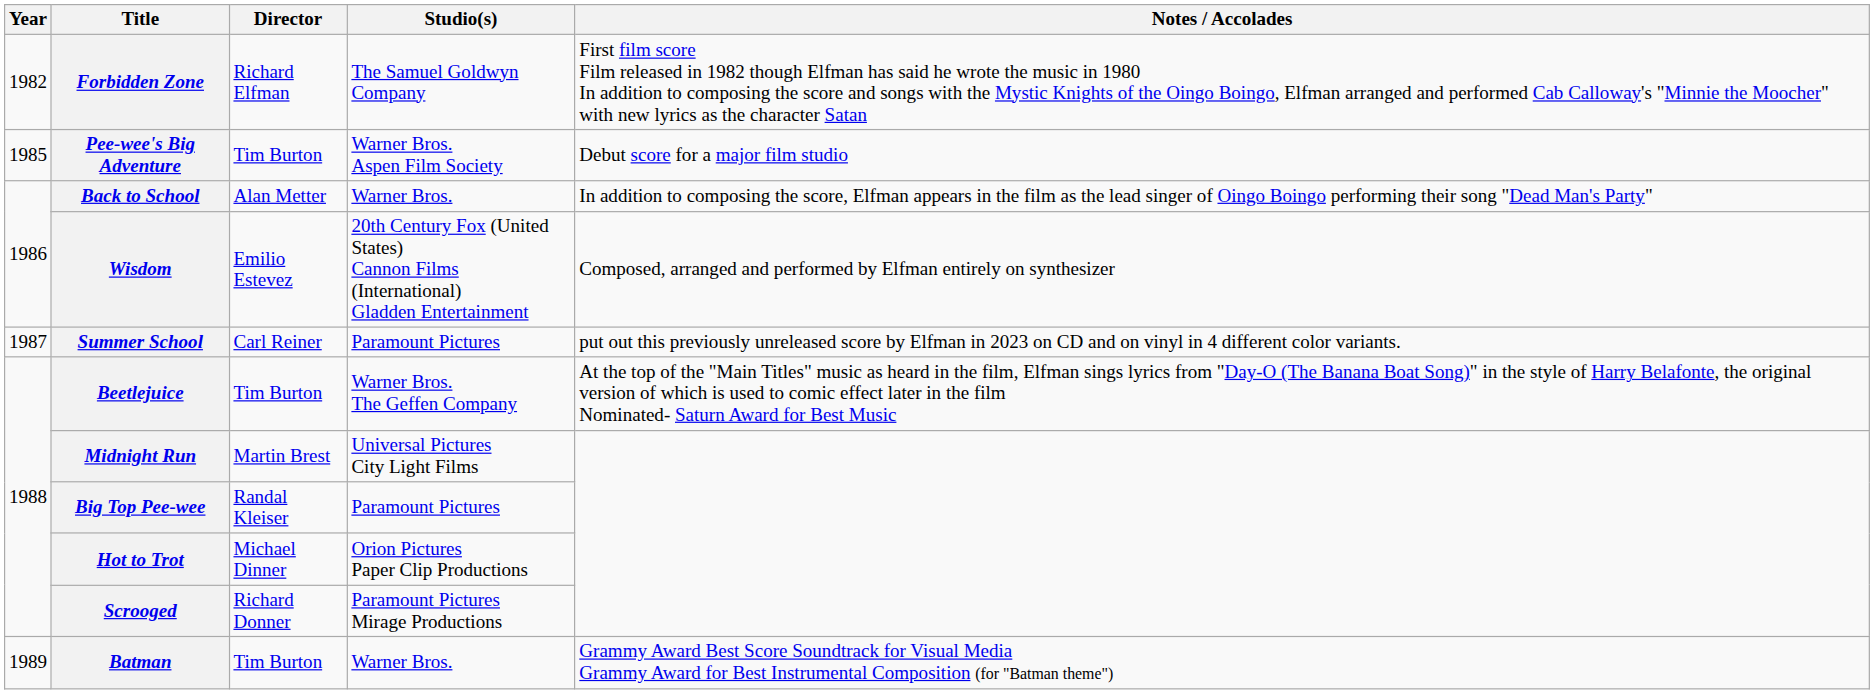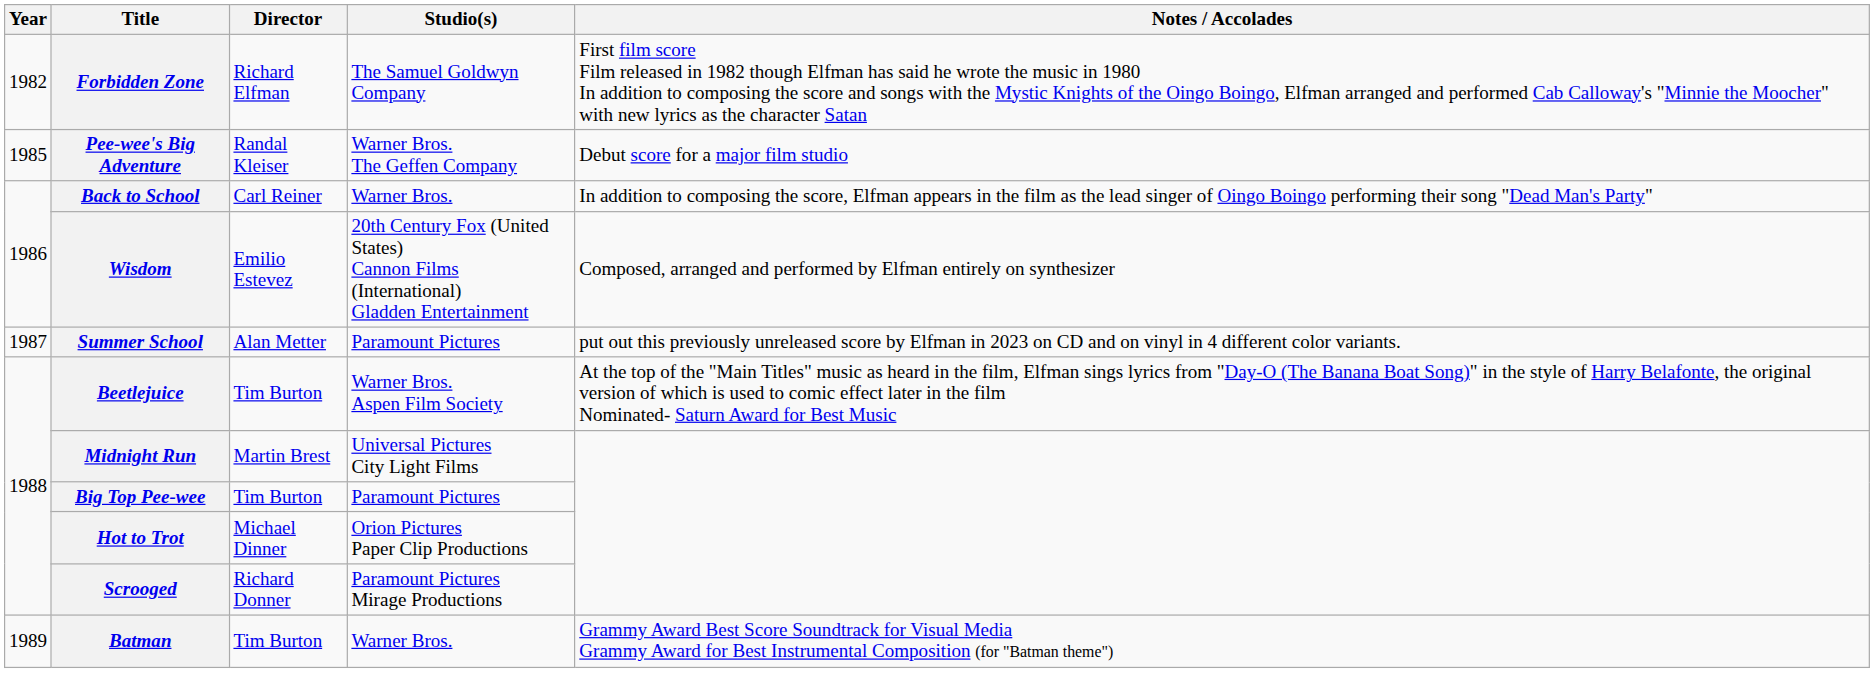(278, 154) Tim Burton -> (261, 154) Randal Kleiser
(427, 154) Warner Bros. Aspen Film Society -> (434, 154) Warner Bros. The Geffen Company
(280, 195) Alan Metter -> (278, 195) Carl Reiner
(278, 341) Carl Reiner -> (280, 341) Alan Metter
(434, 393) Warner Bros. The Geffen Company -> (427, 393) Warner Bros. Aspen Film Society
(261, 507) Randal Kleiser -> (278, 496) Tim Burton
